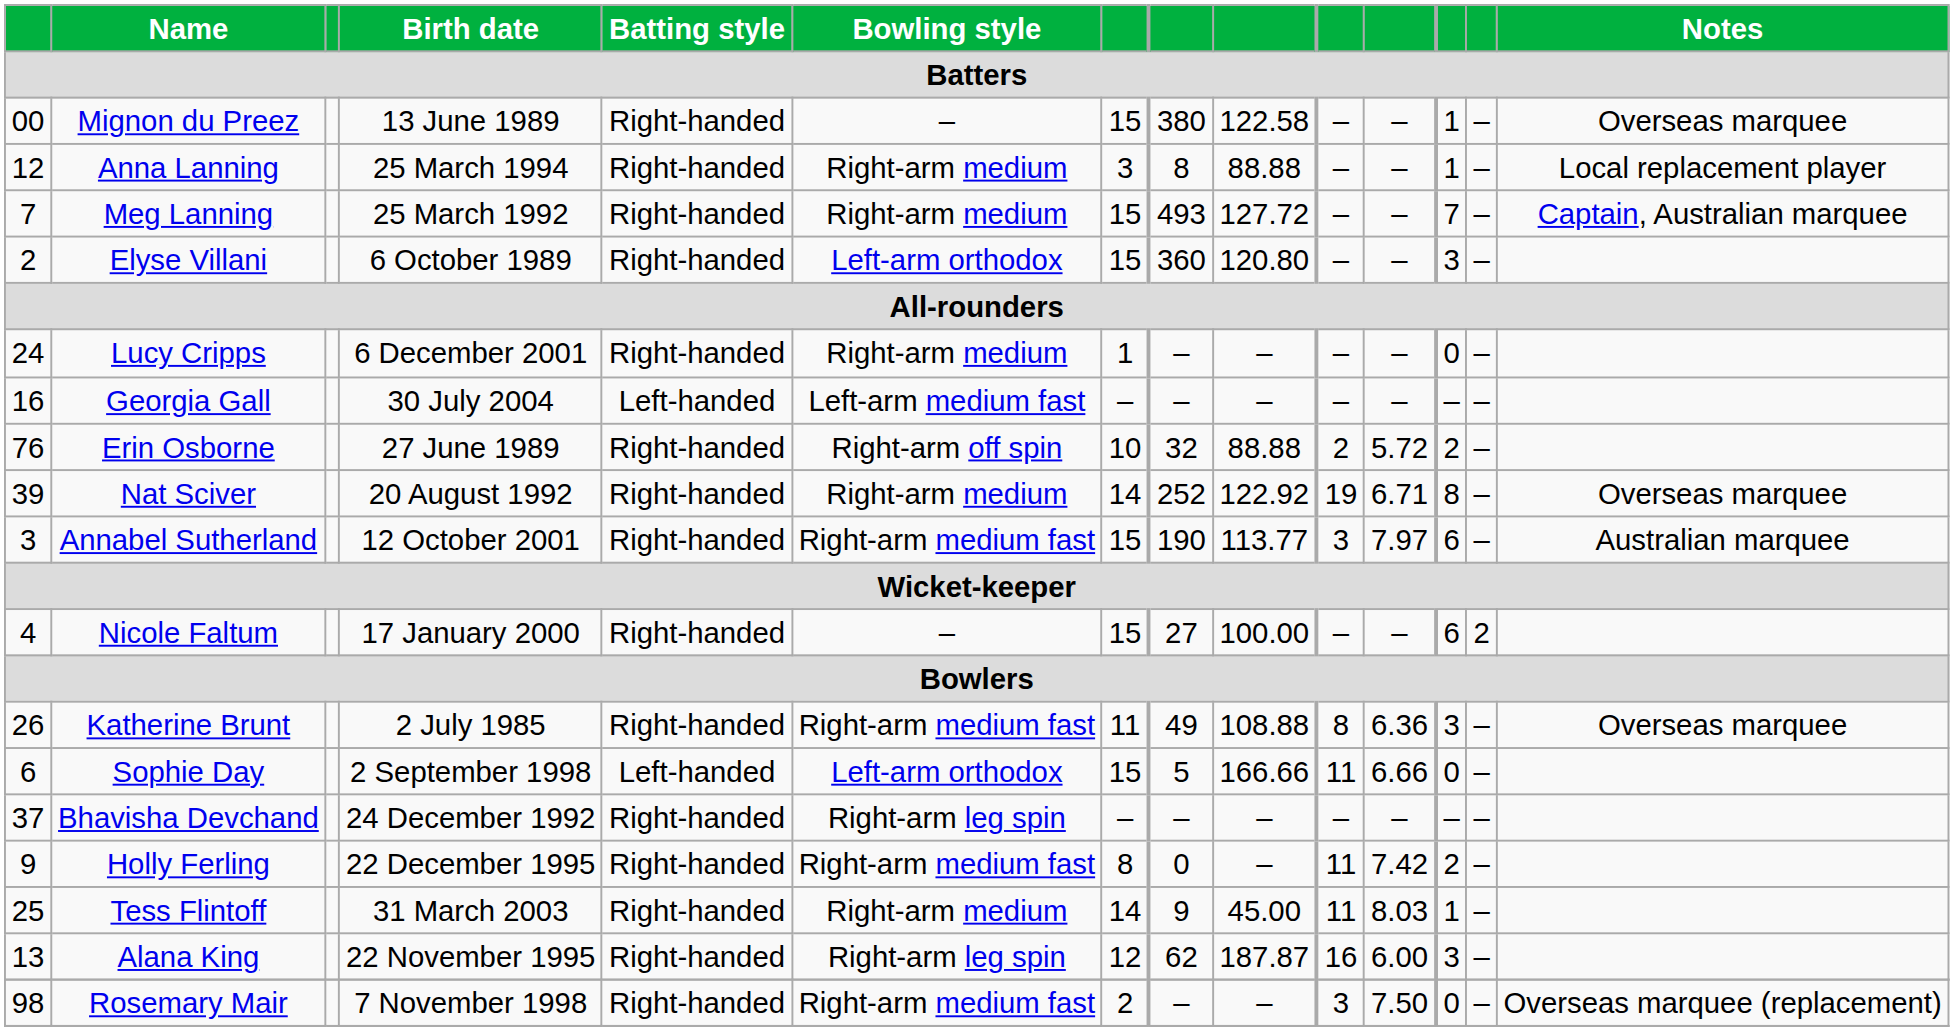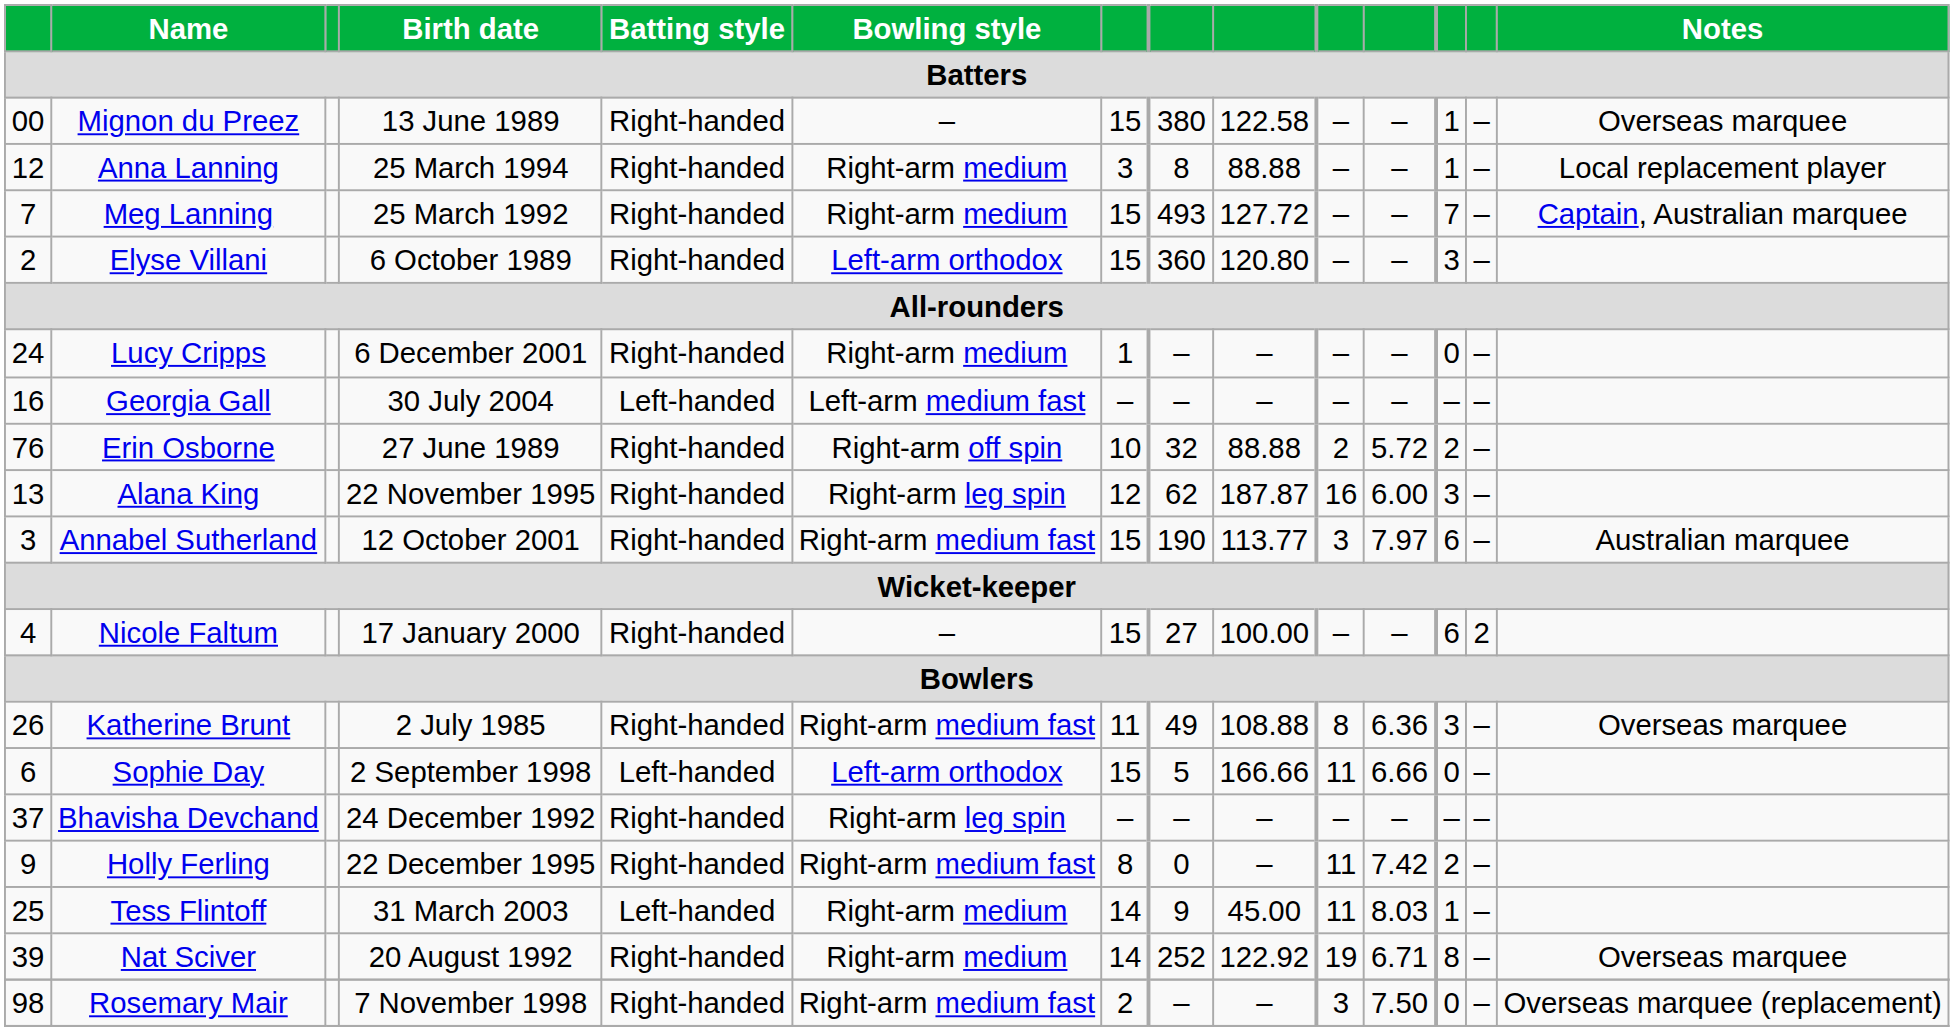rows swapped: (188, 493) <-> (188, 957)
(697, 911) Right-handed -> (697, 911) Left-handed
